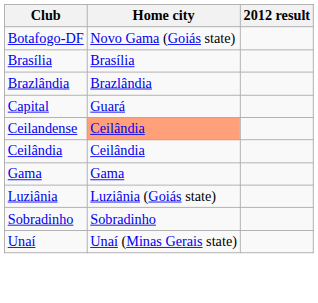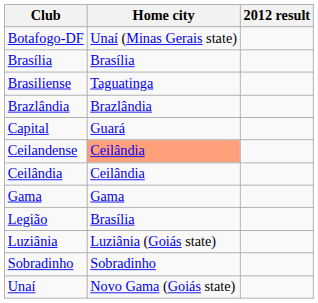(163, 38) Novo Gama (Goiás state) -> (164, 38) Unaí (Minas Gerais state)
+ row: (39, 83)
+ row: (27, 219)
(164, 241) Unaí (Minas Gerais state) -> (163, 286) Novo Gama (Goiás state)
